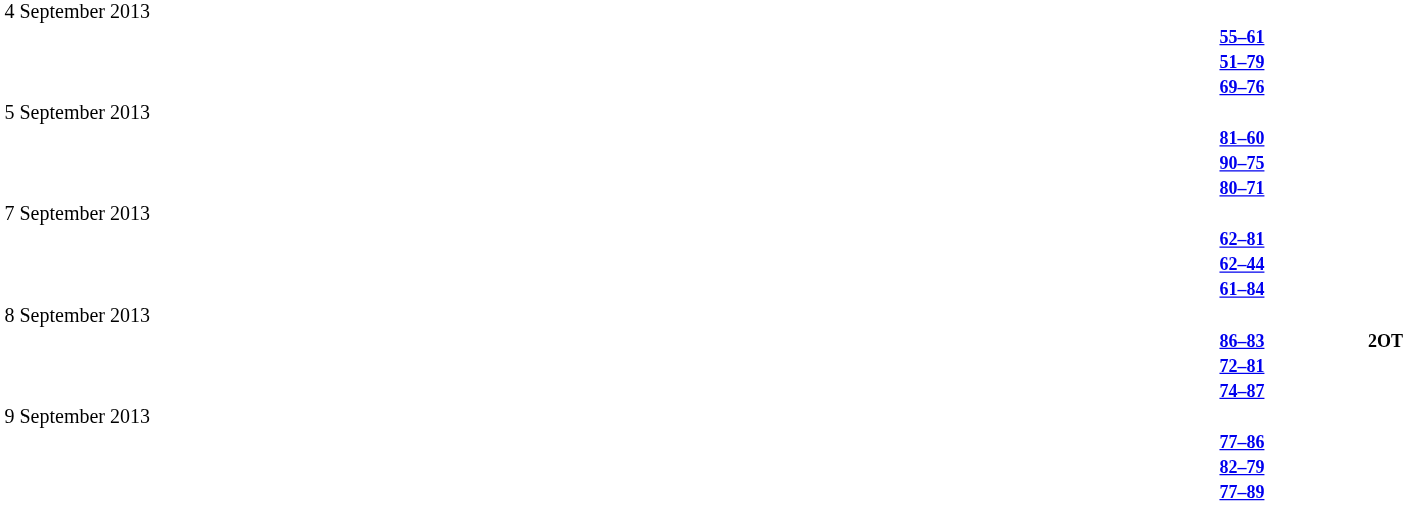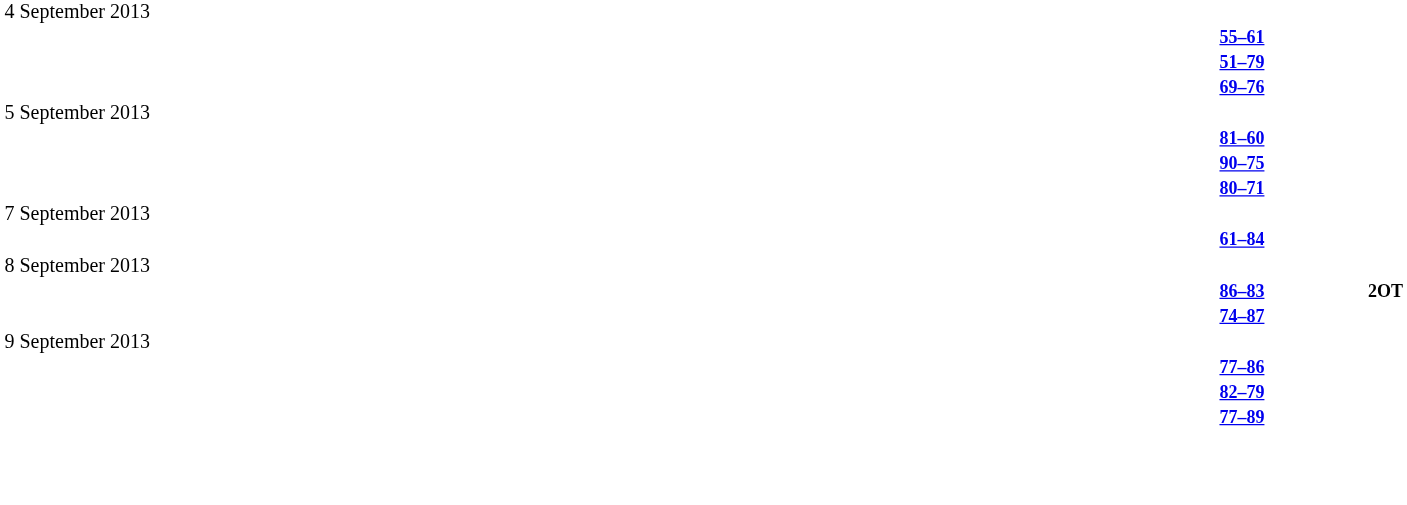- row: (498, 240)
- row: (498, 265)
- row: (498, 366)
